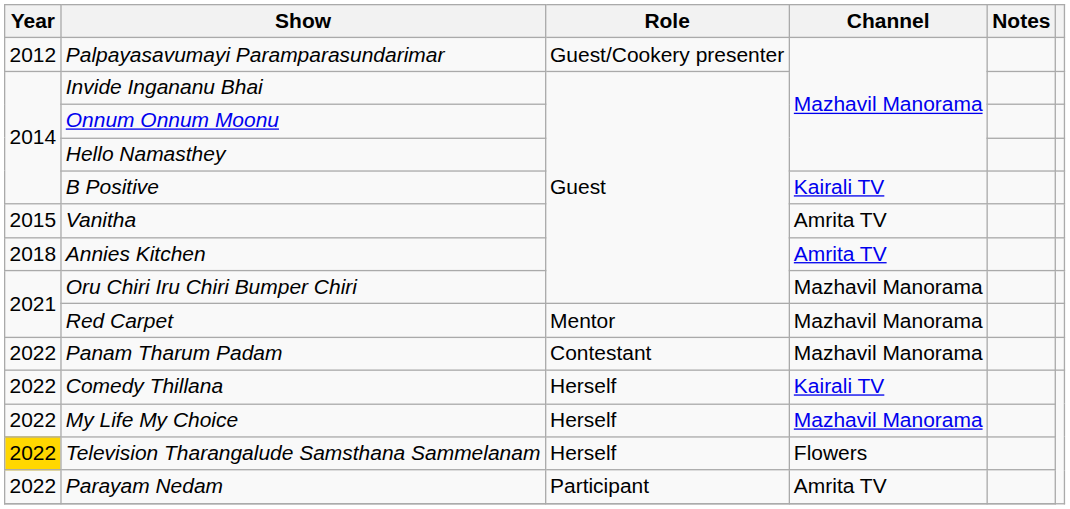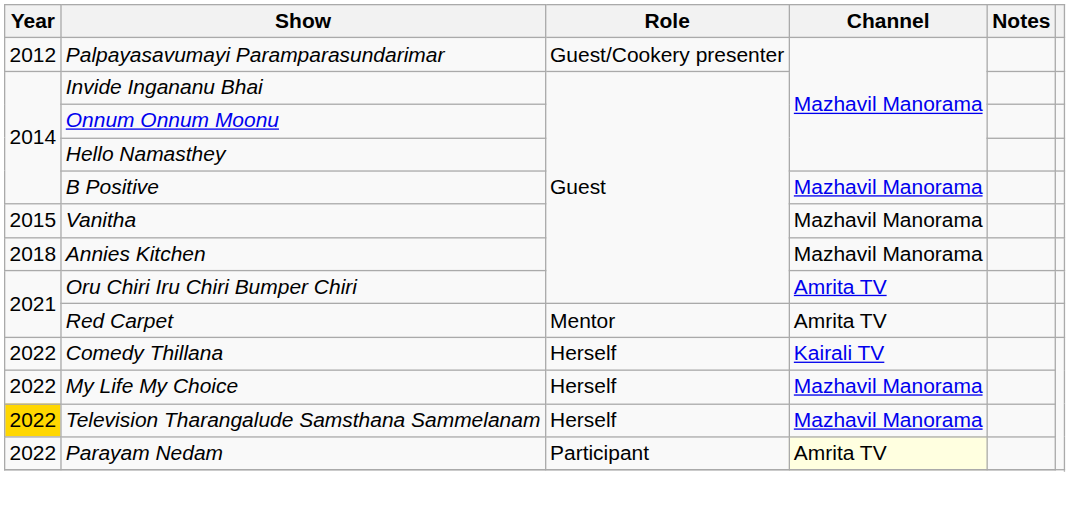(839, 187) Kairali TV -> (888, 187) Mazhavil Manorama
(840, 220) Amrita TV -> (888, 220) Mazhavil Manorama
(840, 253) Amrita TV -> (888, 253) Mazhavil Manorama
(888, 287) Mazhavil Manorama -> (840, 287) Amrita TV
(888, 320) Mazhavil Manorama -> (840, 320) Amrita TV
- row: (174, 353)
(831, 453) Flowers -> (888, 420) Mazhavil Manorama
(840, 486) no background -> (840, 453) lightyellow background
